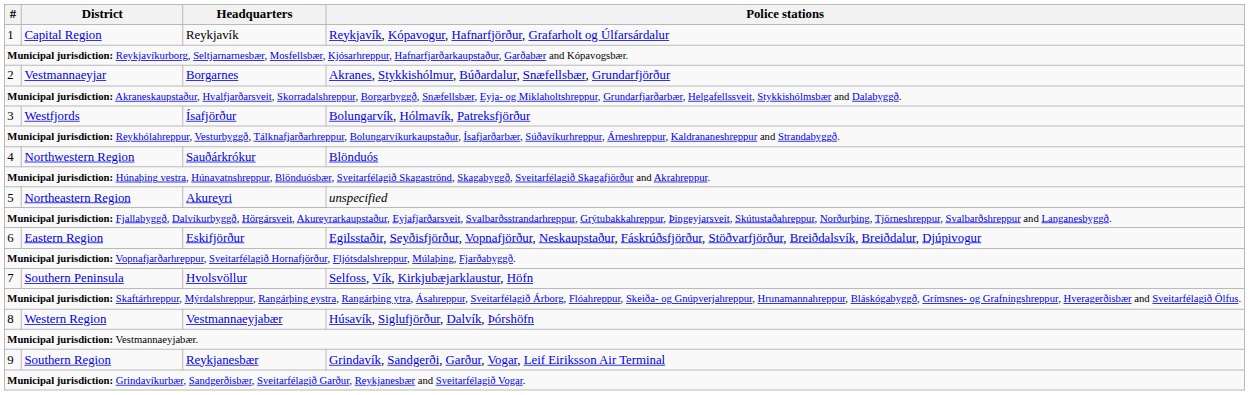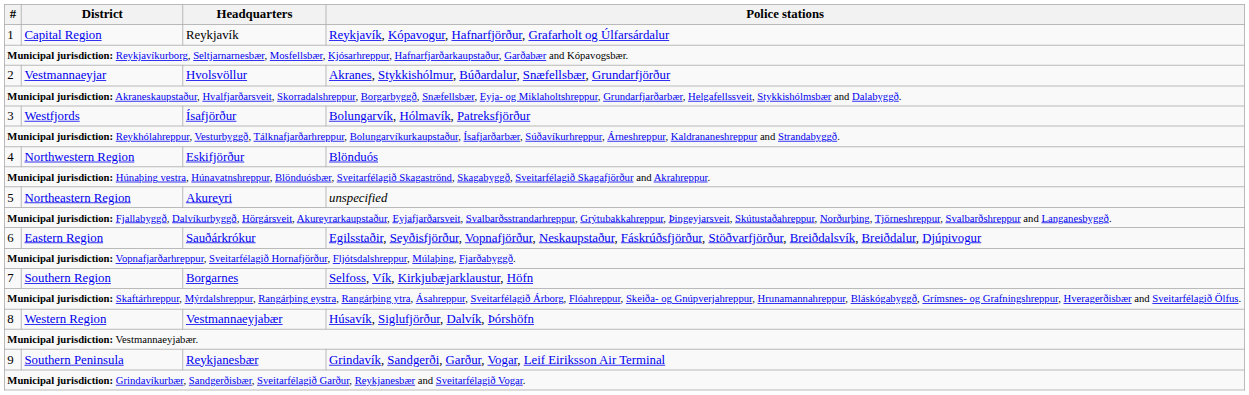(212, 75) Borgarnes -> (216, 75) Hvolsvöllur
(221, 156) Sauðárkrókur -> (215, 156) Eskifjörður
(215, 237) Eskifjörður -> (221, 237) Sauðárkrókur
(74, 278) Southern Peninsula -> (68, 278) Southern Region
(216, 278) Hvolsvöllur -> (212, 278) Borgarnes
(68, 359) Southern Region -> (74, 359) Southern Peninsula
